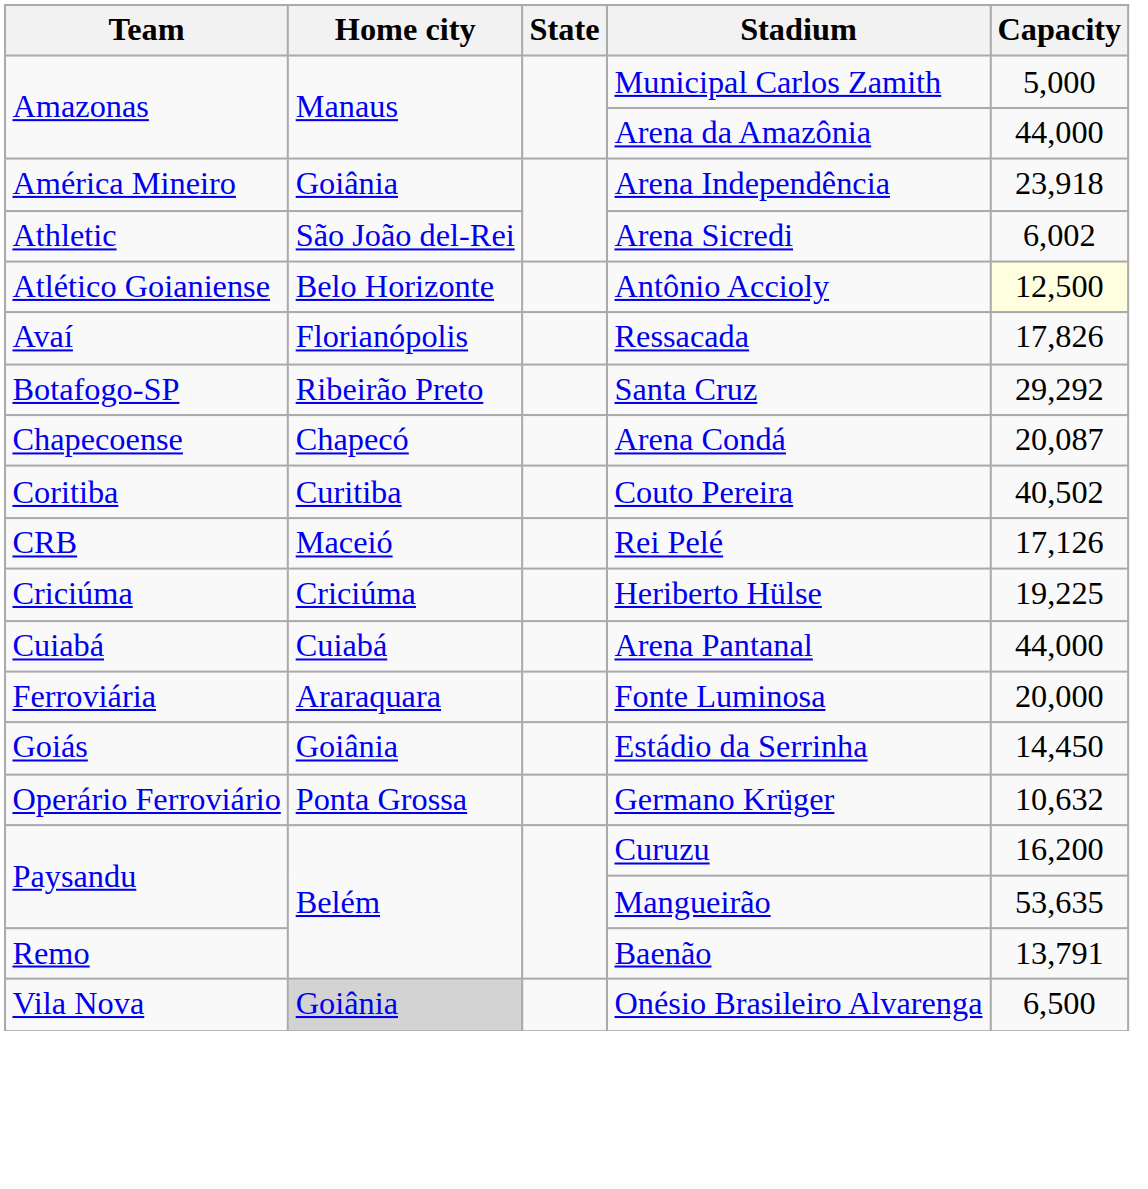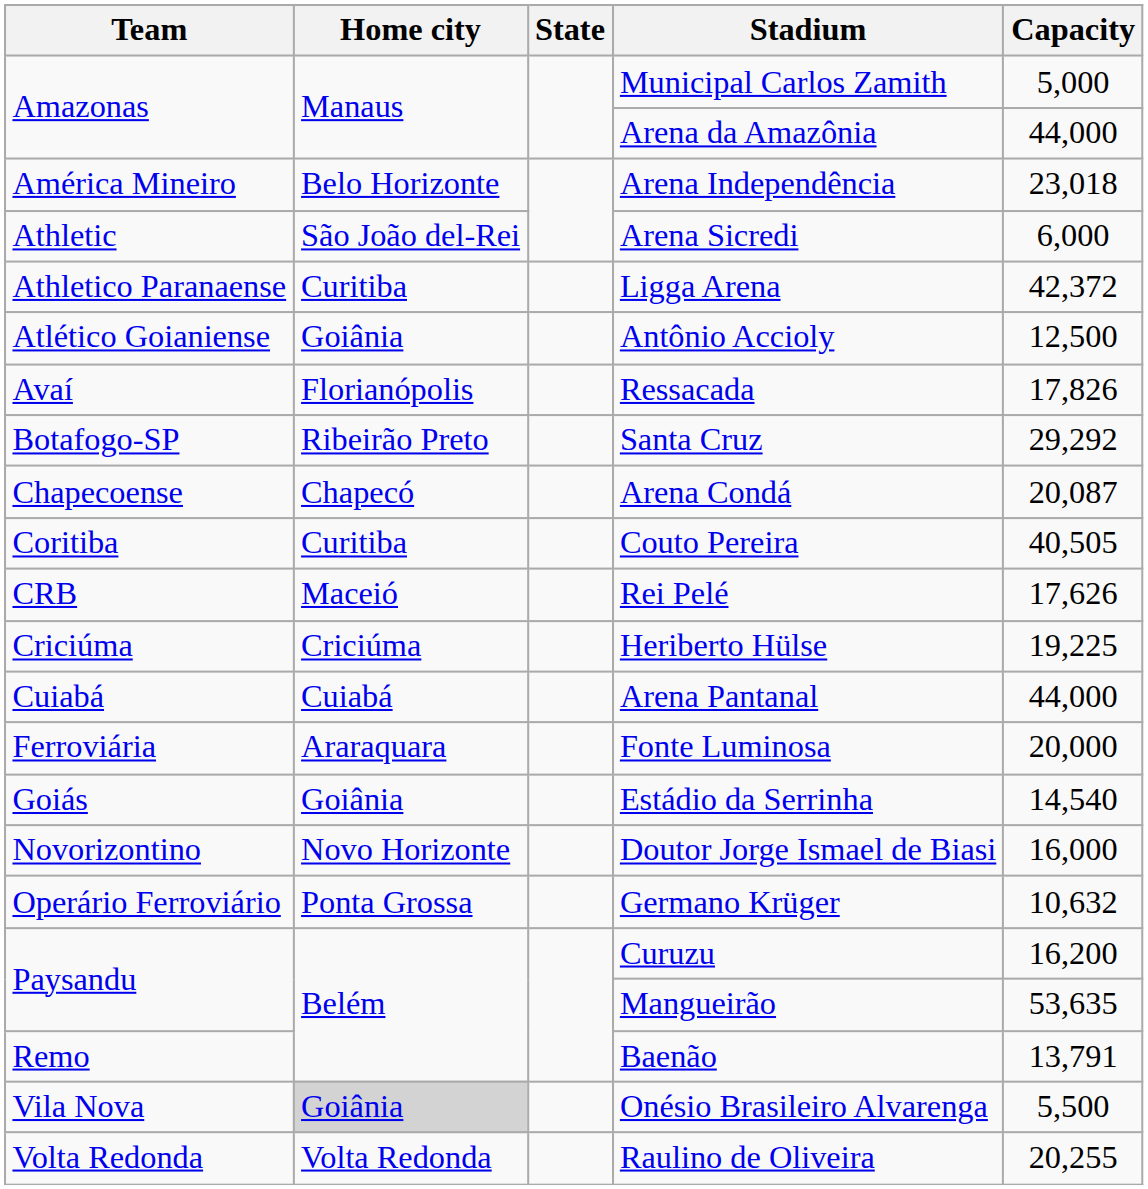(347, 183) Goiânia -> (400, 183) Belo Horizonte
(1059, 183) 23,918 -> (1073, 183) 23,018
(1059, 235) 6,002 -> (1073, 235) 6,000
+ row: (700, 286)
(395, 286) Belo Horizonte -> (352, 337) Goiânia
(1059, 286) lightyellow background -> (1073, 337) no background
(1059, 491) 40,502 -> (1073, 542) 40,505
(1059, 542) 17,126 -> (1073, 593) 17,626
(1059, 747) 14,450 -> (1073, 798) 14,540
+ row: (808, 850)
(1059, 1004) 6,500 -> (1073, 1106) 5,500
+ row: (747, 1157)
